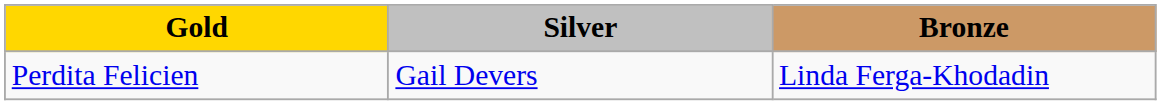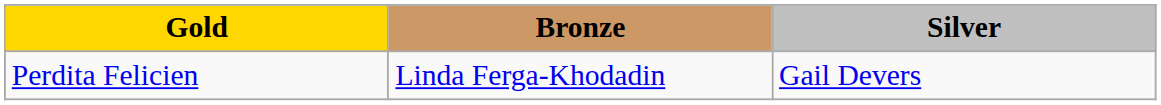columns swapped: (580, 27) <-> (964, 27)
